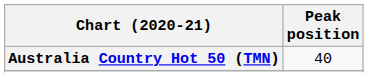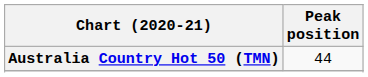(323, 59) 40 -> (323, 59) 44
